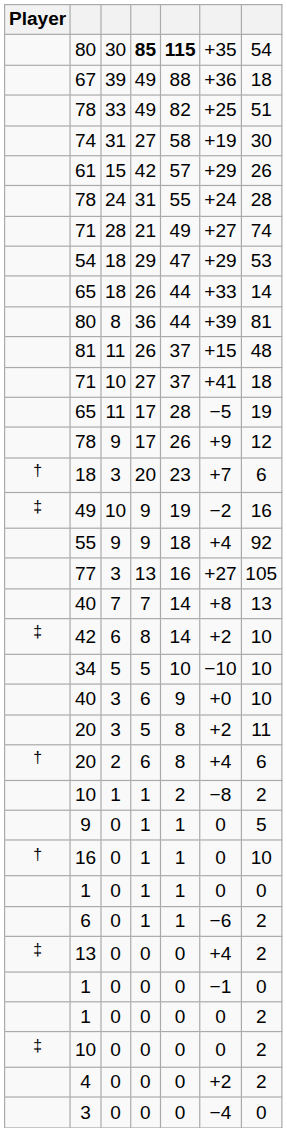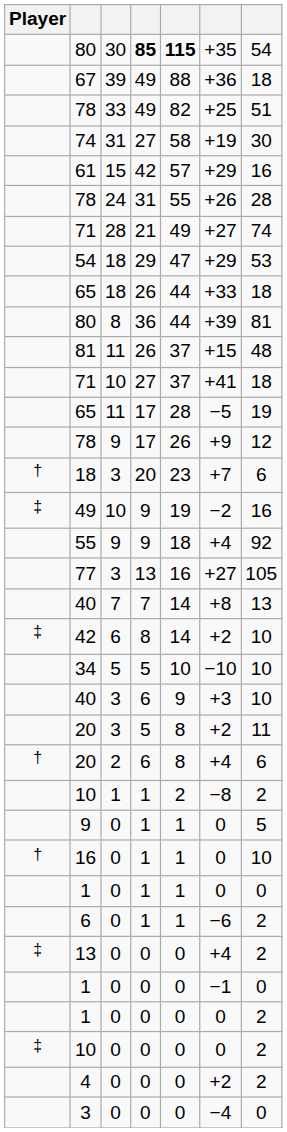(261, 170) 26 -> (261, 170) 16
(220, 200) +24 -> (220, 200) +26
(261, 291) 14 -> (261, 291) 18
(220, 699) +0 -> (220, 699) +3
